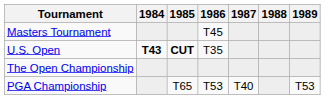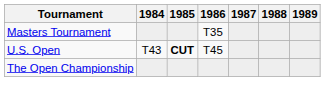(213, 32) T45 -> (213, 32) T35
(152, 50) bold -> (152, 50) normal
(213, 50) T35 -> (213, 50) T45
- row: (57, 86)
